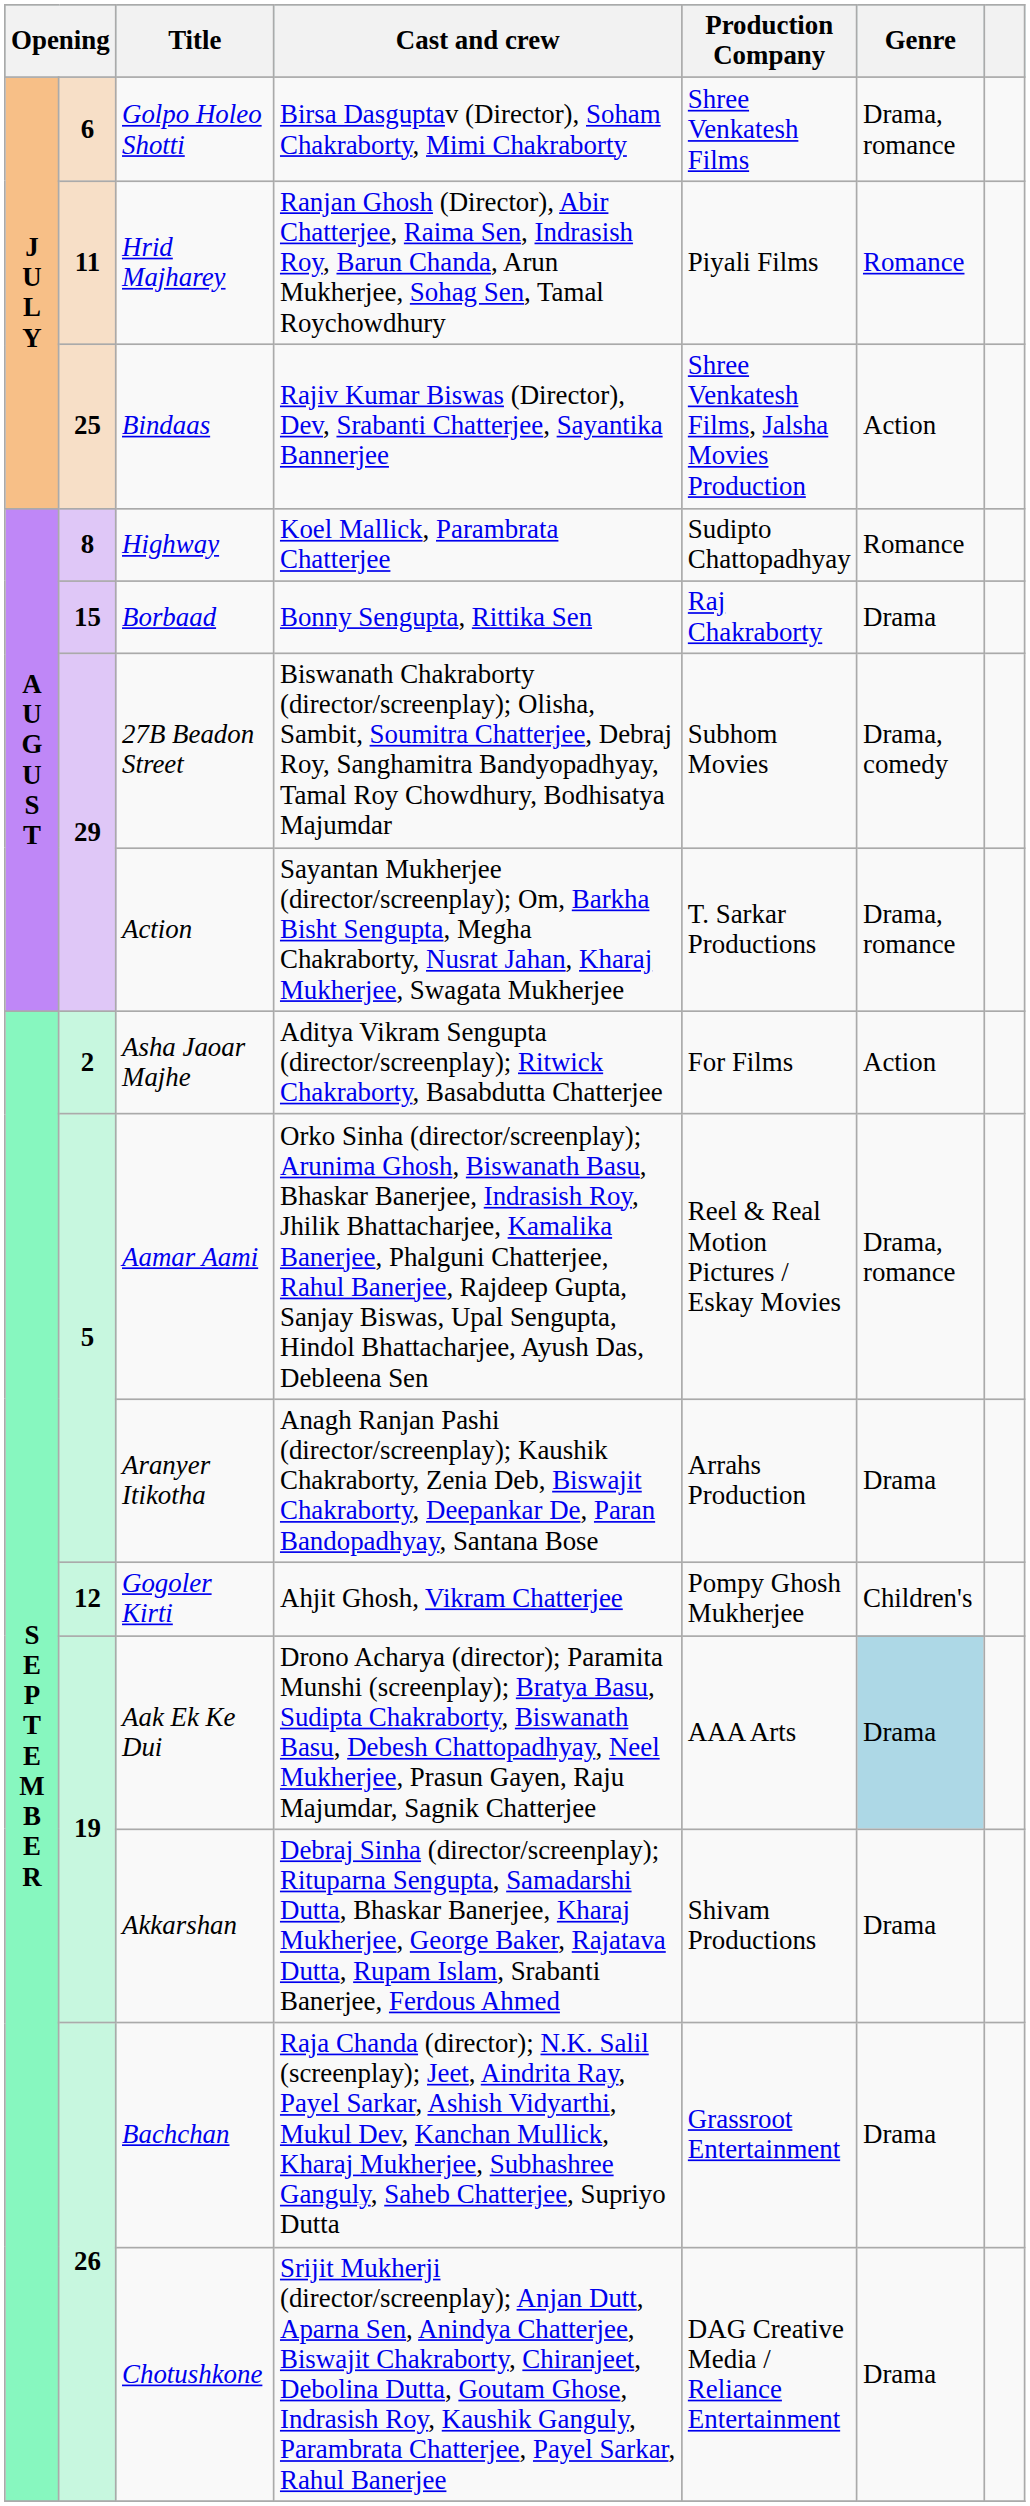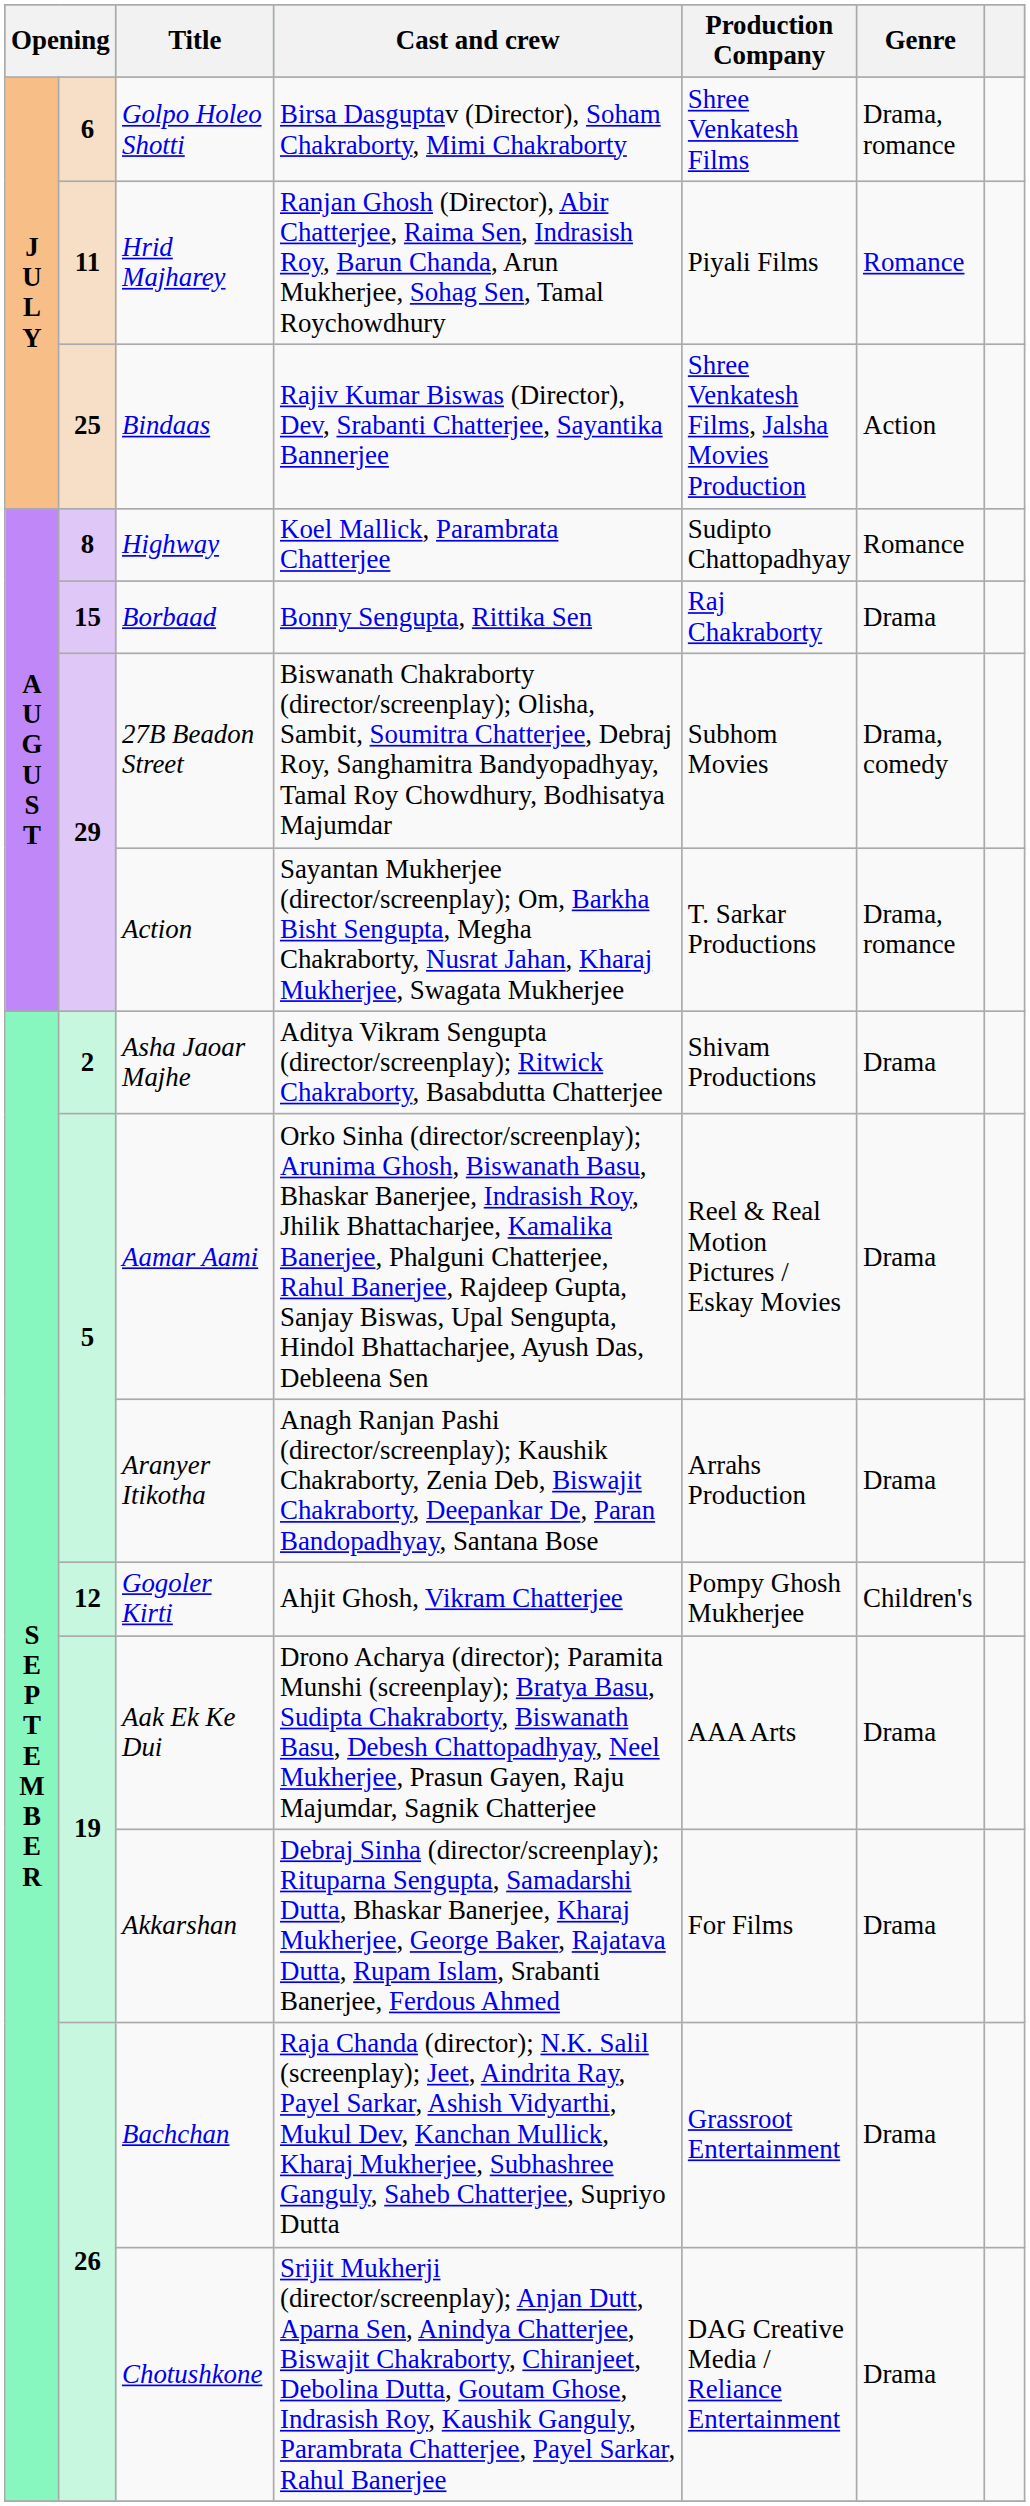(741, 1062) For Films -> (752, 1062) Shivam Productions
(900, 1062) Action -> (900, 1062) Drama
(909, 1256) Drama, romance -> (900, 1256) Drama
(900, 1731) lightblue background -> (900, 1731) no background
(752, 1925) Shivam Productions -> (741, 1925) For Films
